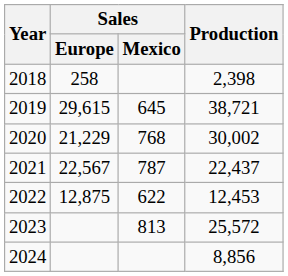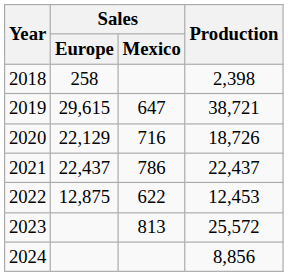(152, 108) 645 -> (152, 108) 647
(84, 138) 21,229 -> (84, 138) 22,129
(152, 138) 768 -> (152, 138) 716
(234, 138) 30,002 -> (234, 138) 18,726
(84, 167) 22,567 -> (84, 167) 22,437
(152, 167) 787 -> (152, 167) 786
